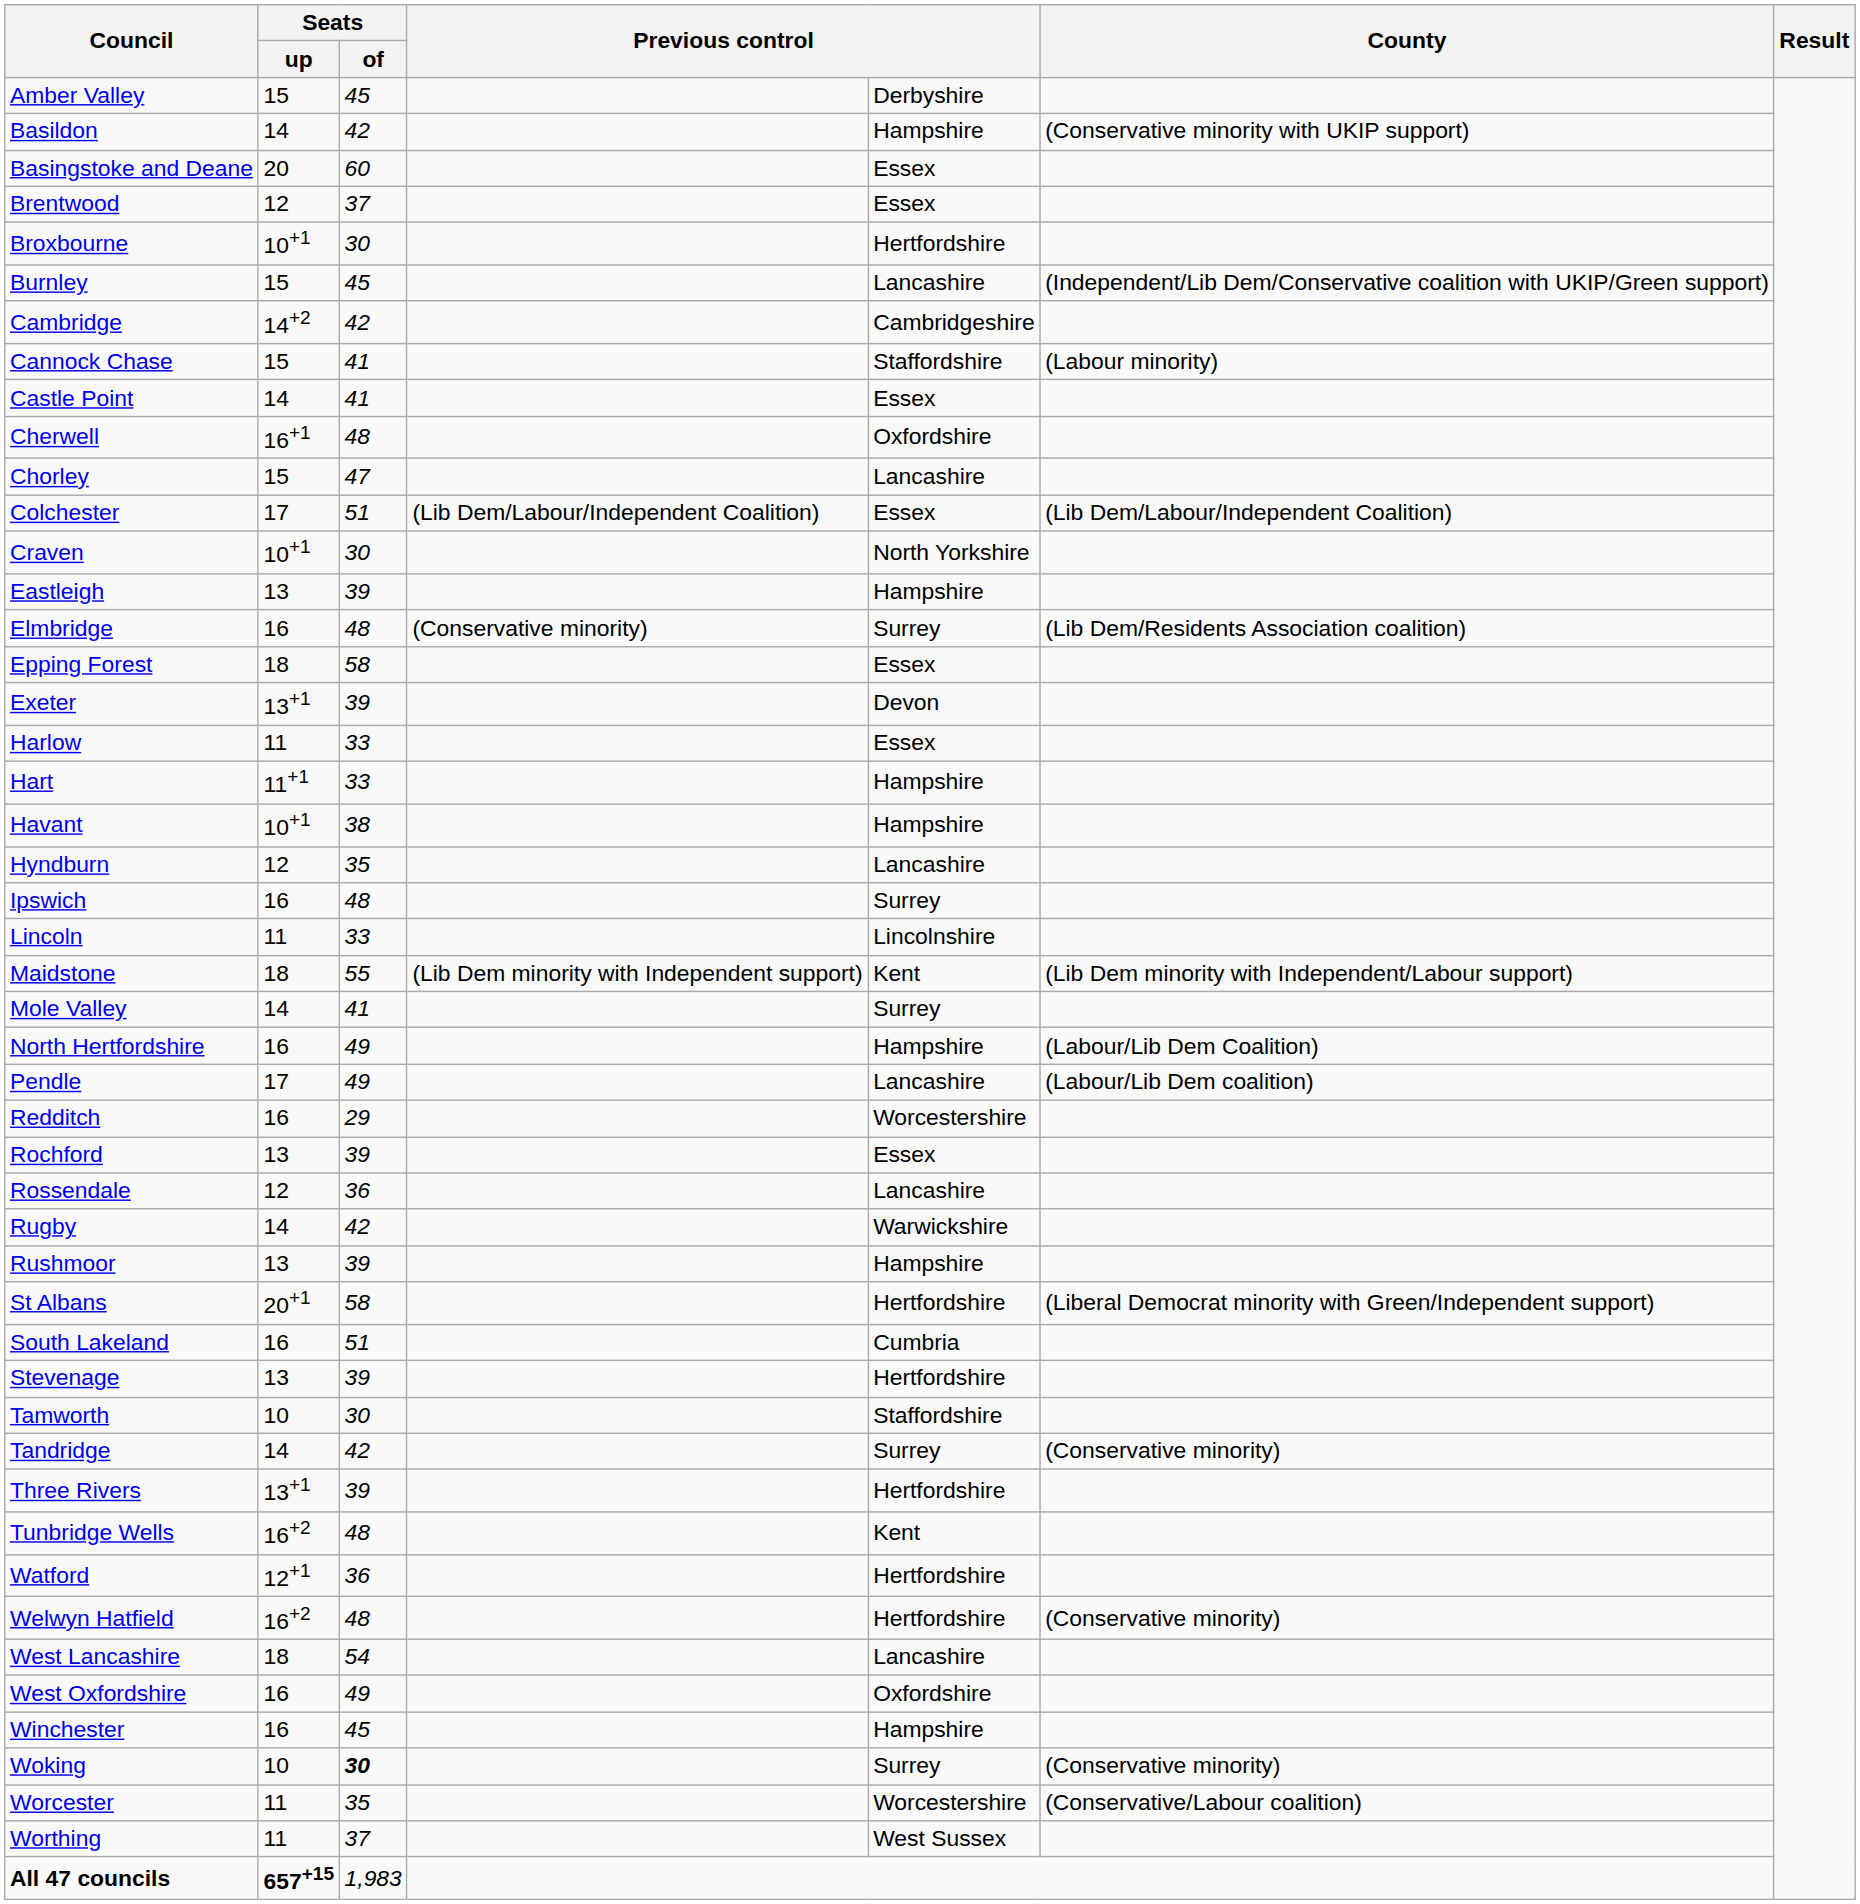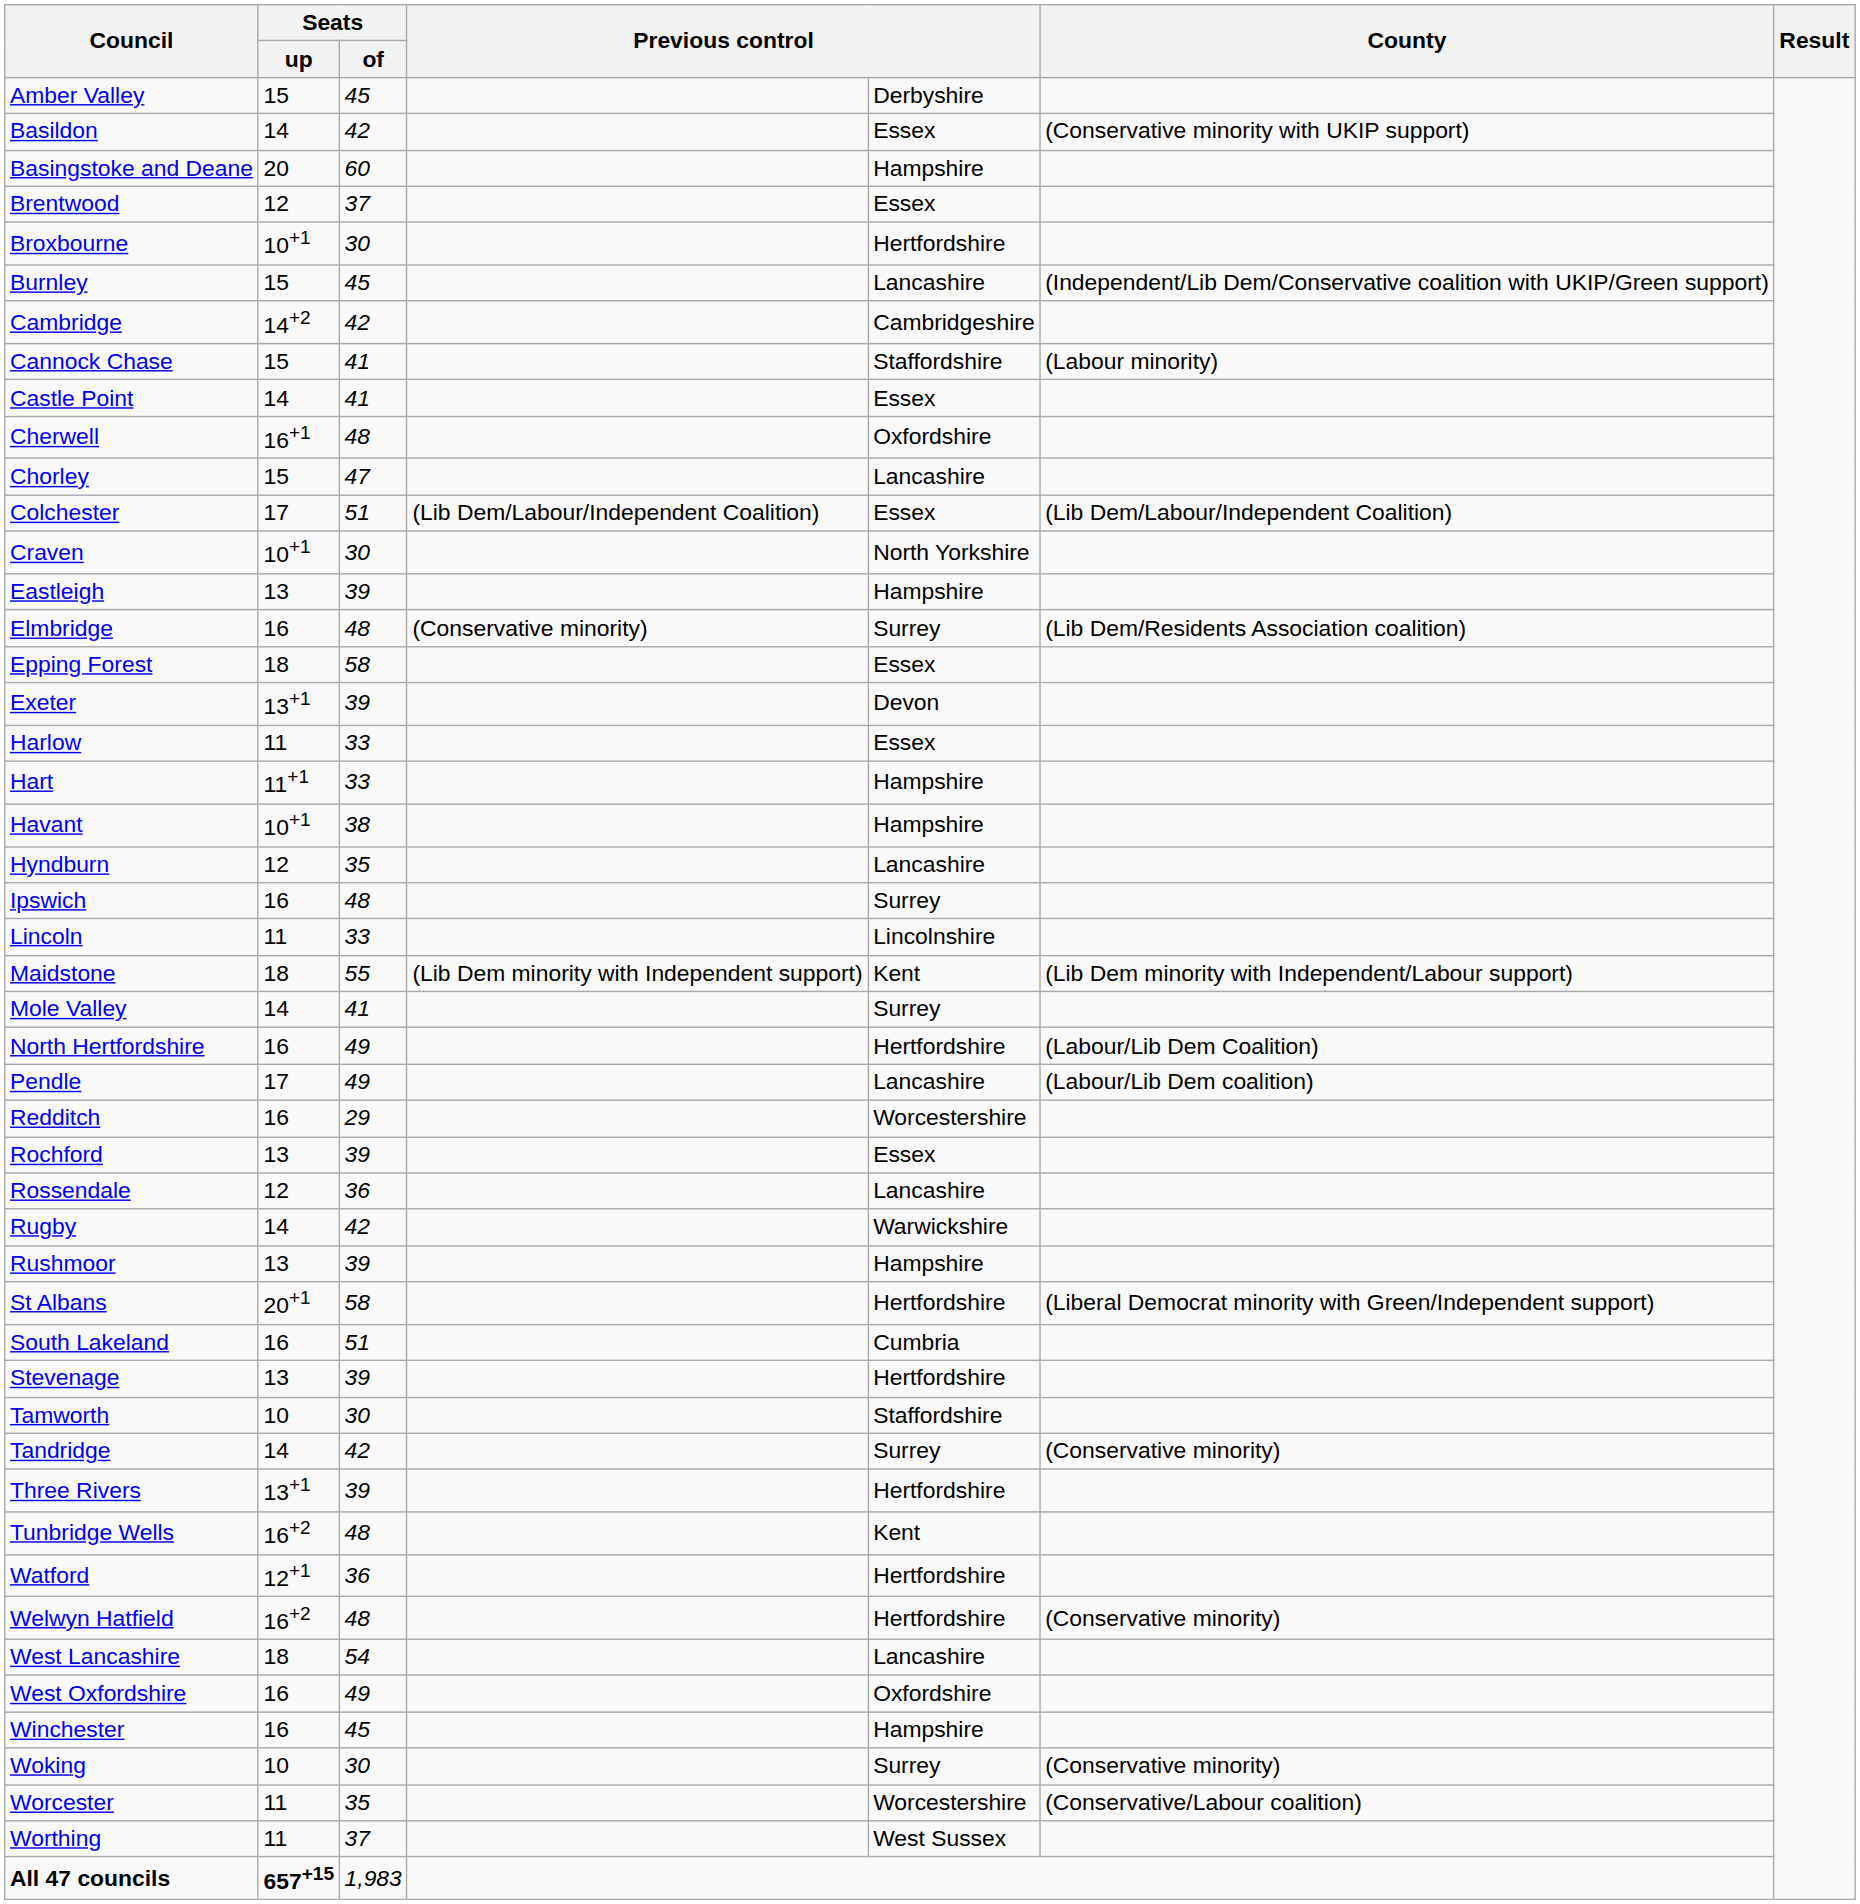(928, 131) Hampshire -> (904, 131) Essex
(904, 167) Essex -> (928, 167) Hampshire
(928, 1045) Hampshire -> (939, 1045) Hertfordshire
(357, 1766) bold -> (357, 1766) normal
